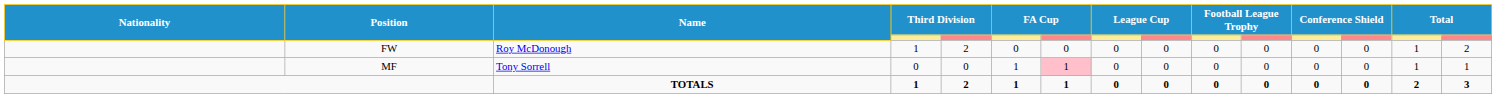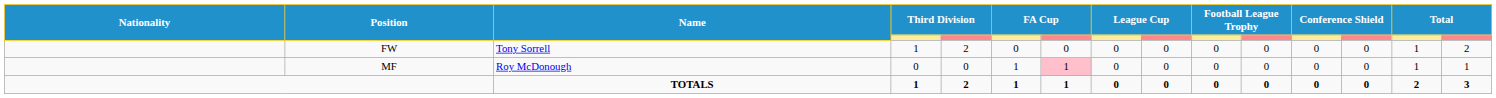(534, 49) Roy McDonough -> (523, 49) Tony Sorrell
(523, 67) Tony Sorrell -> (534, 67) Roy McDonough
